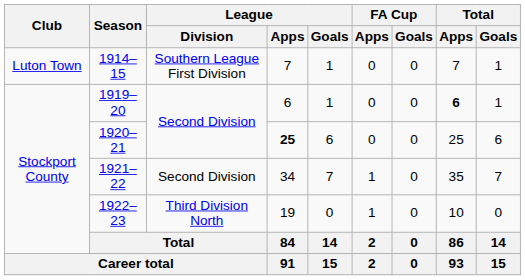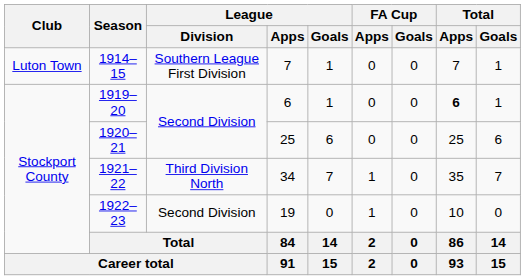(287, 139) bold -> (287, 139) normal
(207, 176) Second Division -> (207, 176) Third Division North
(207, 213) Third Division North -> (207, 213) Second Division
